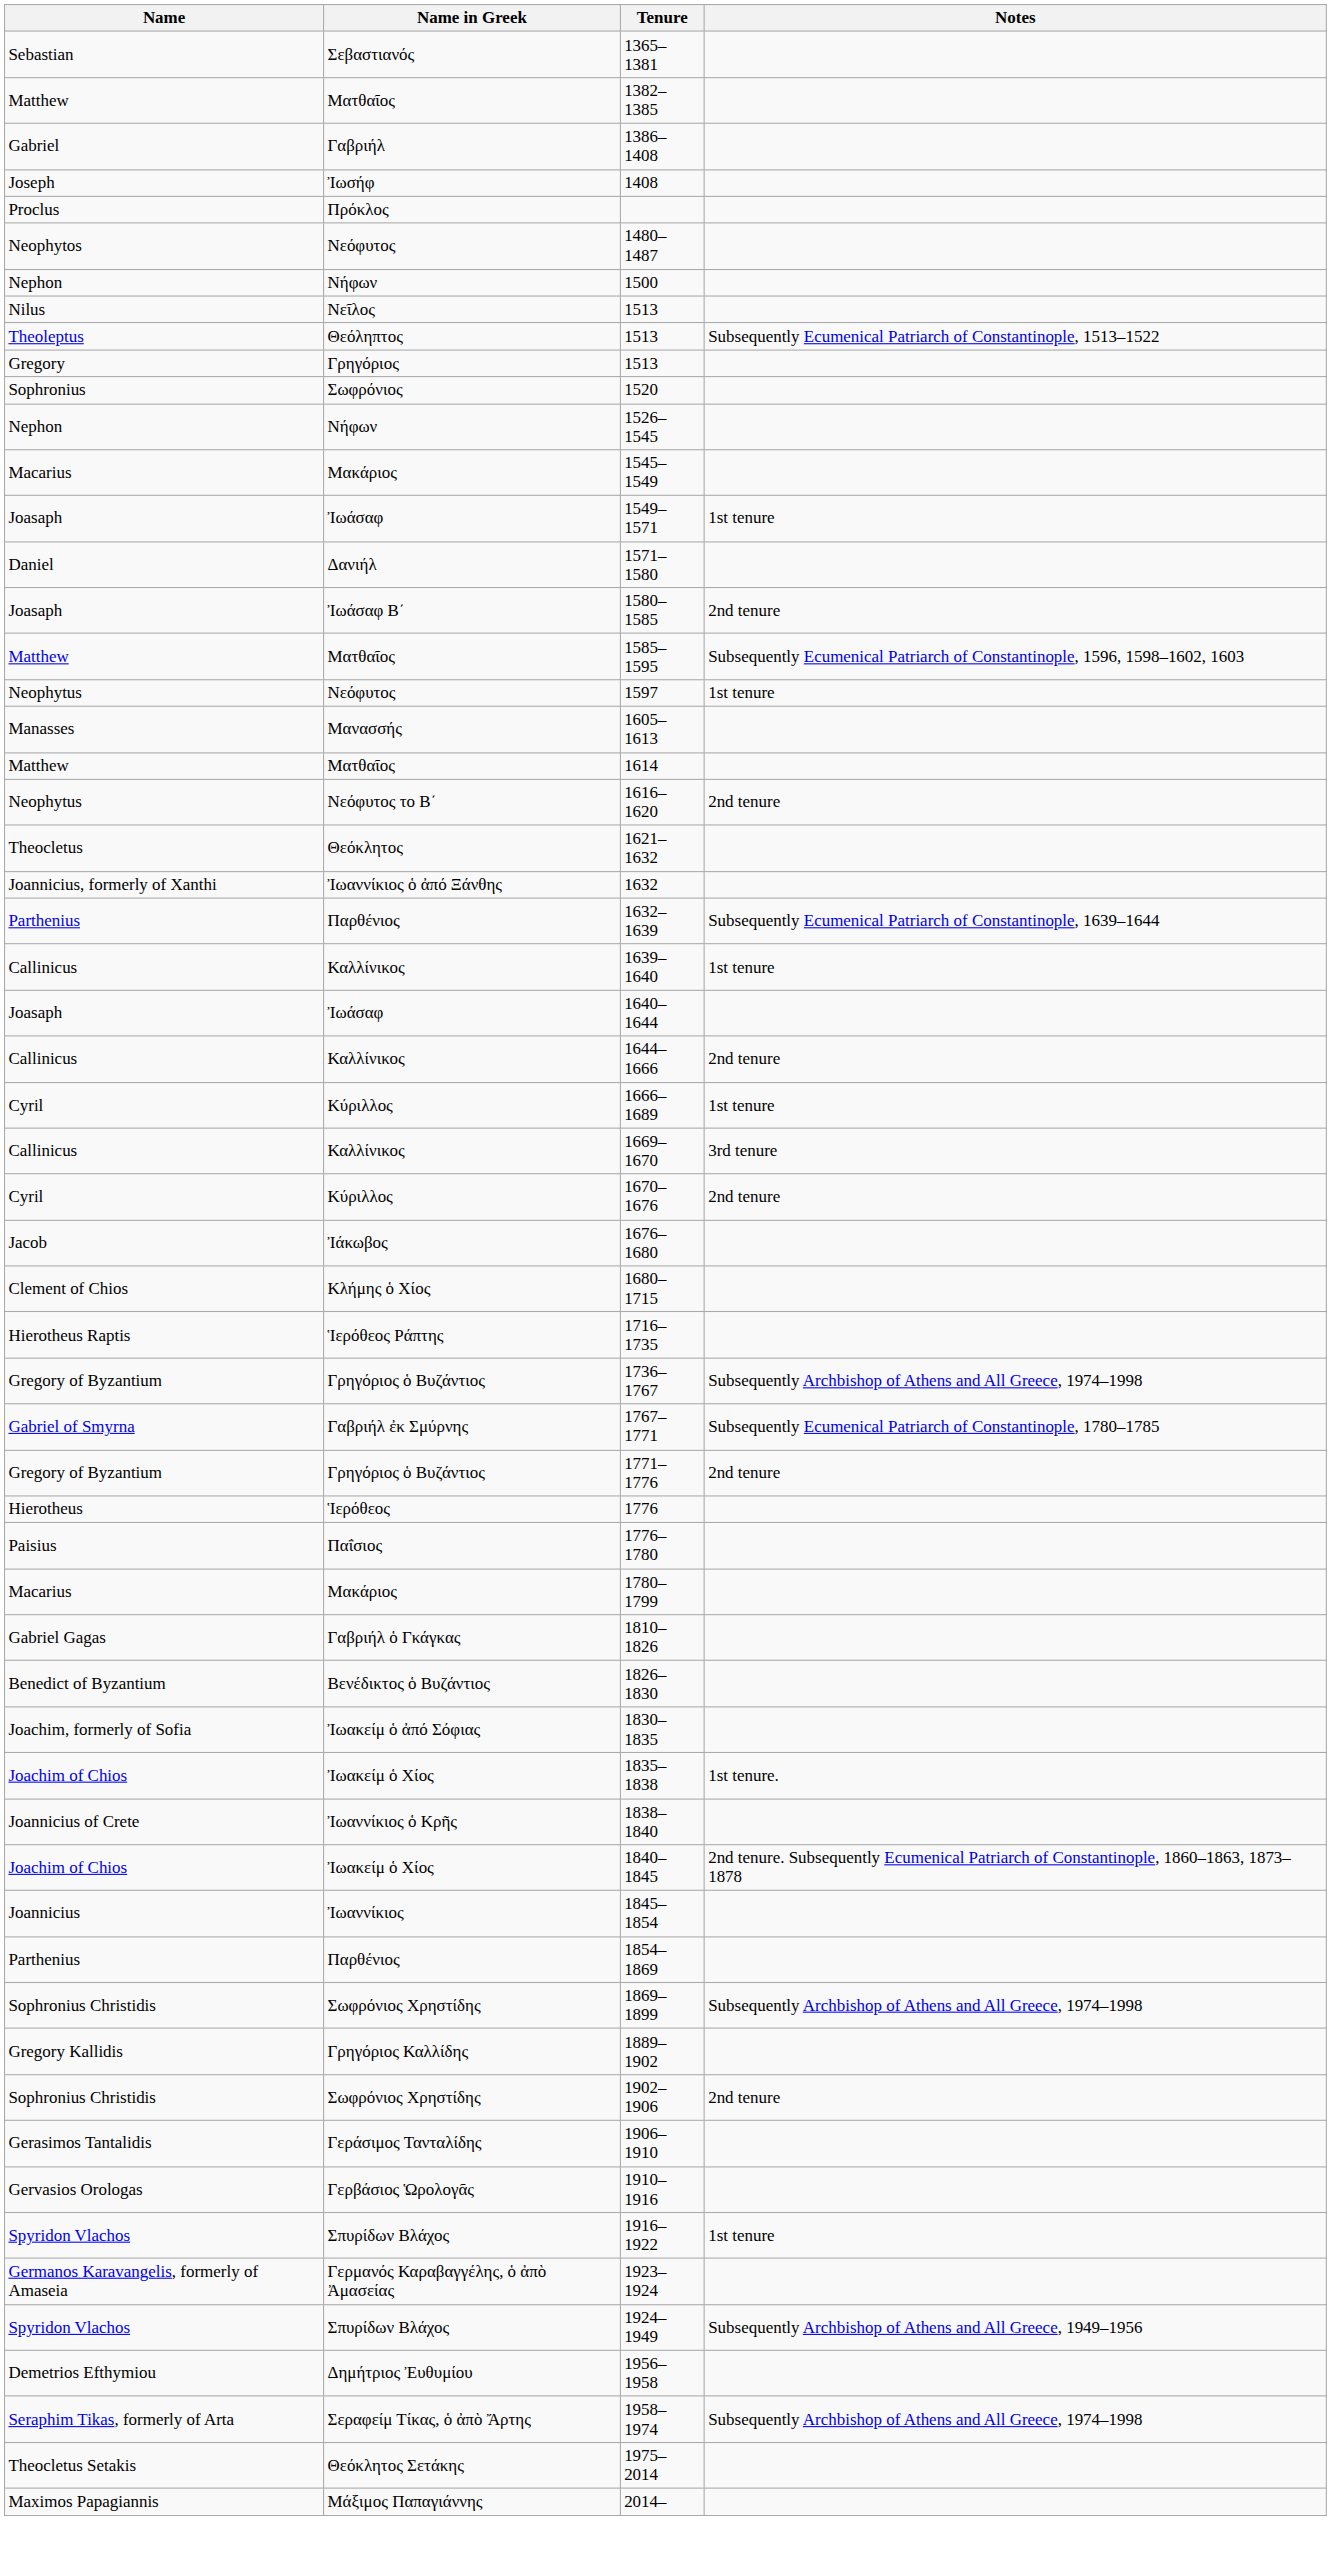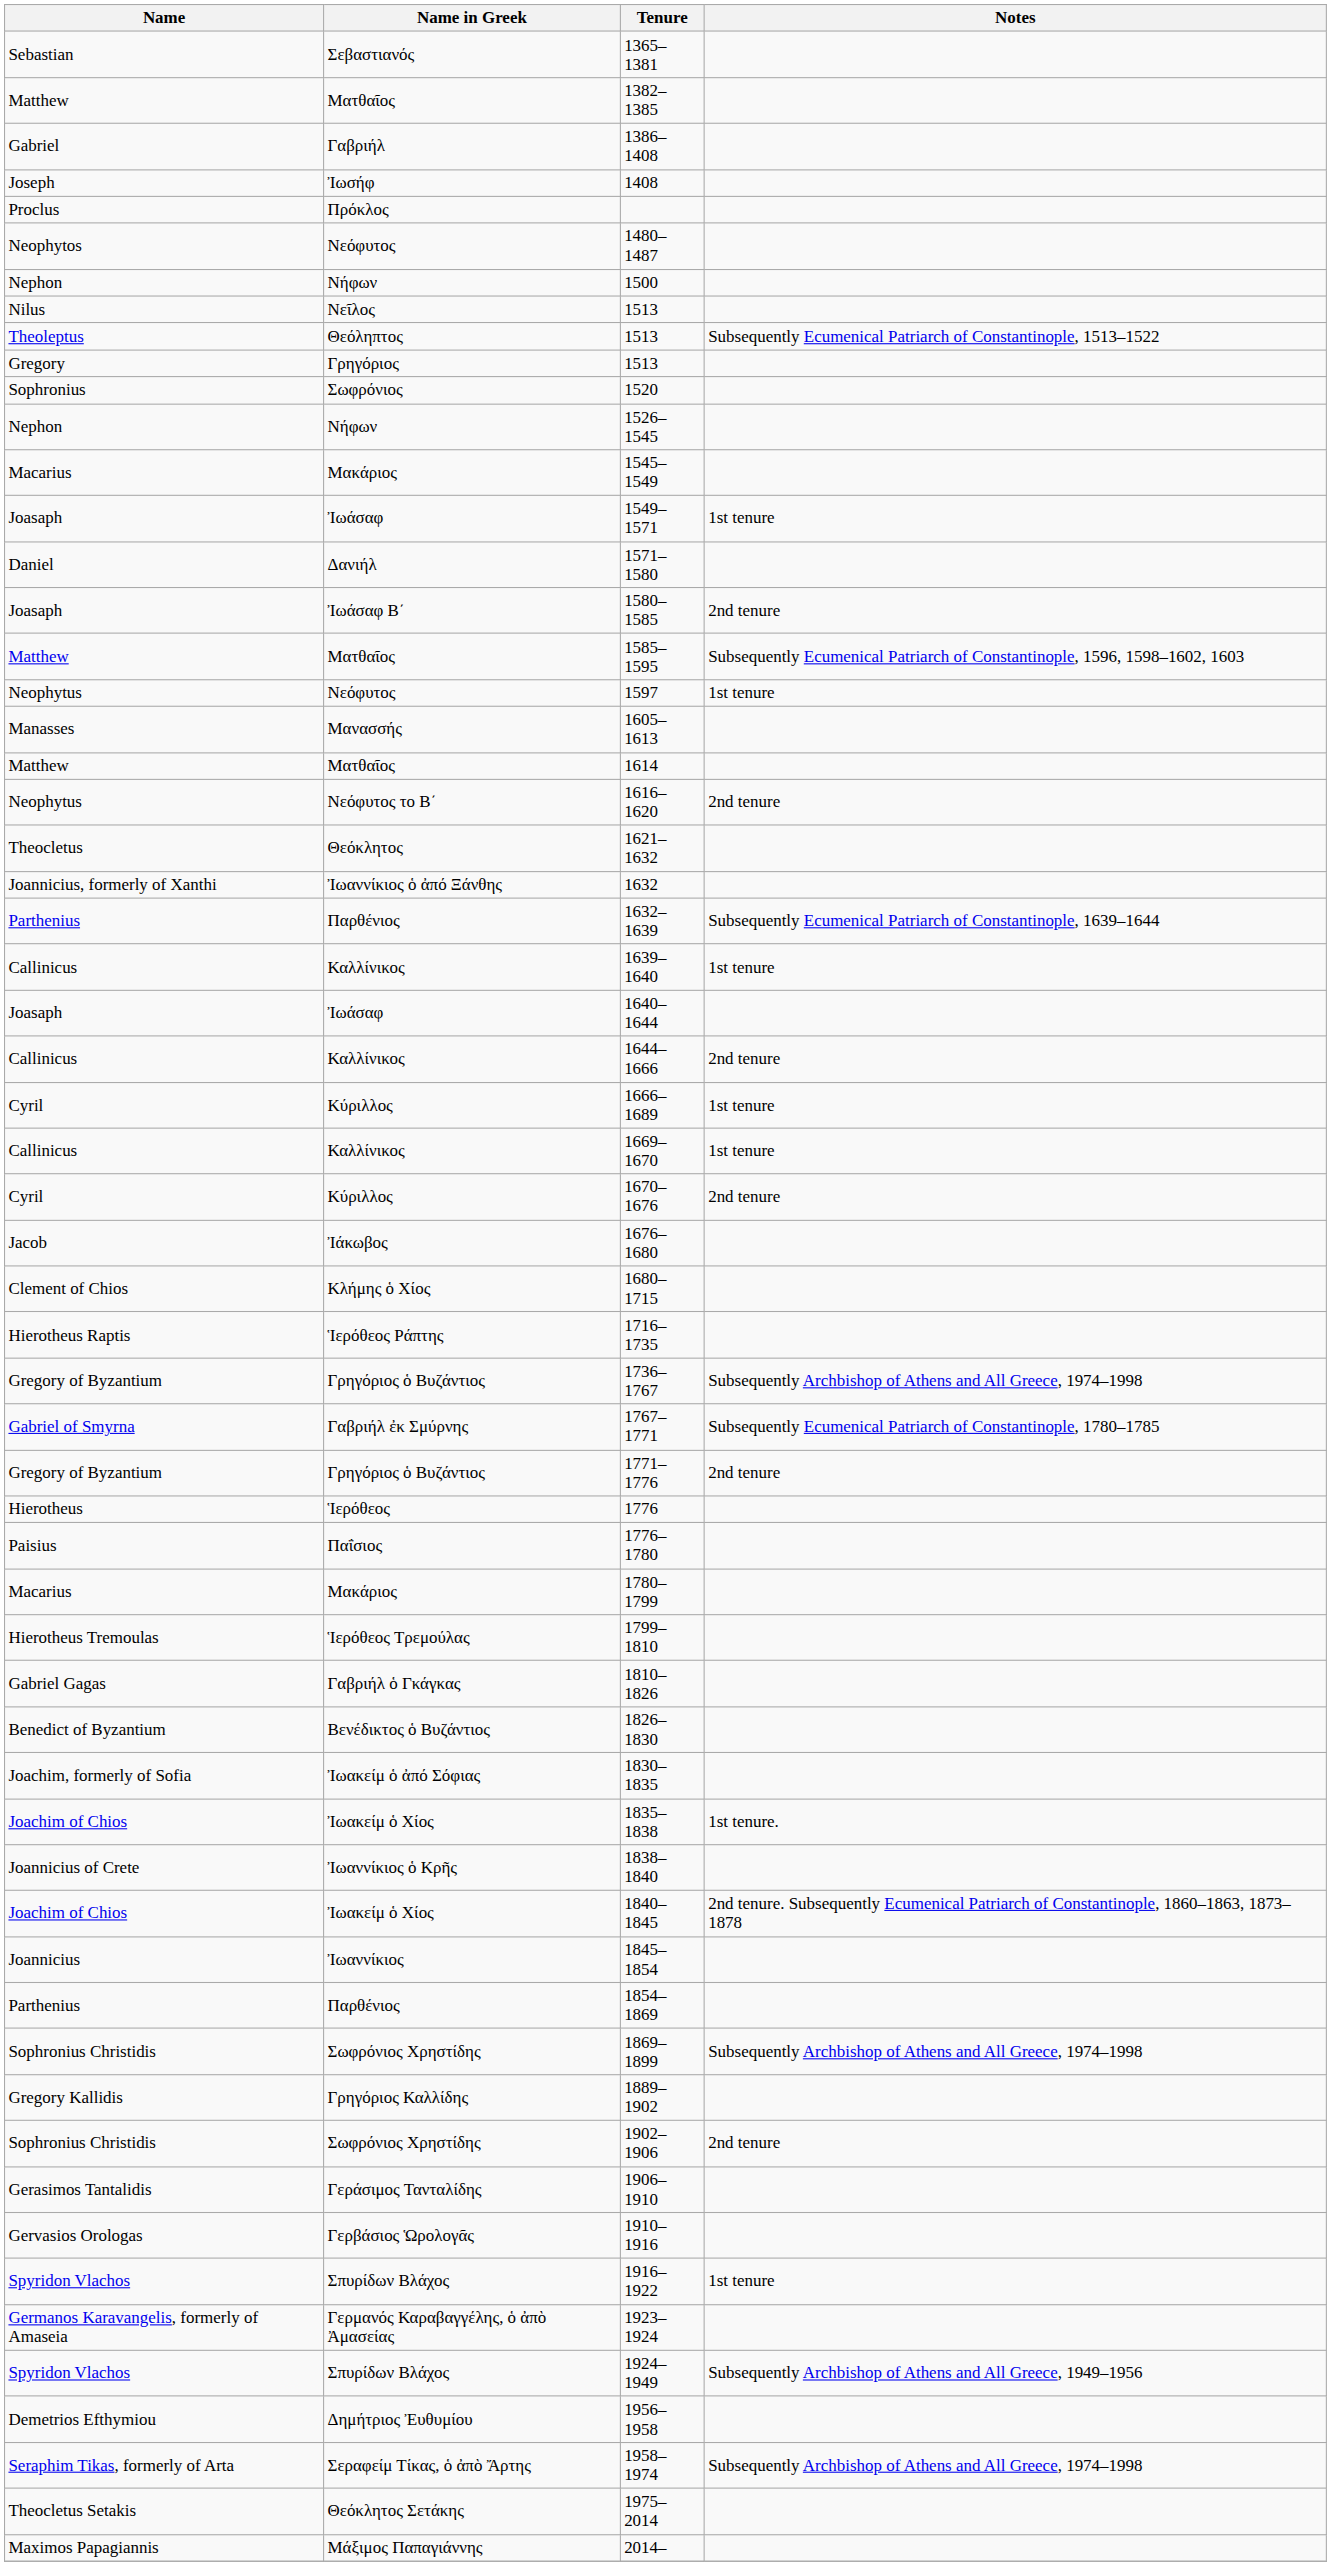(743, 1150) 3rd tenure -> (741, 1150) 1st tenure
+ row: (399, 1637)
